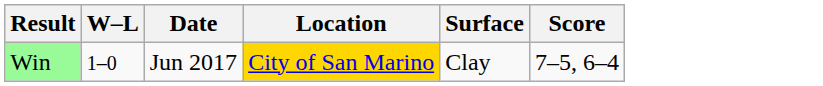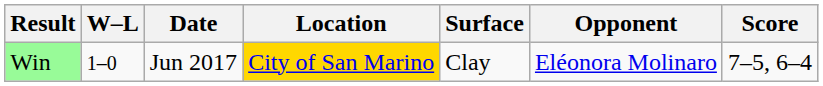+ column: (626, 23)
